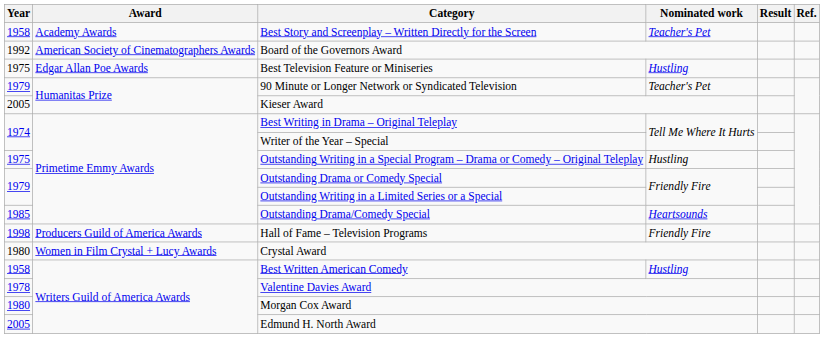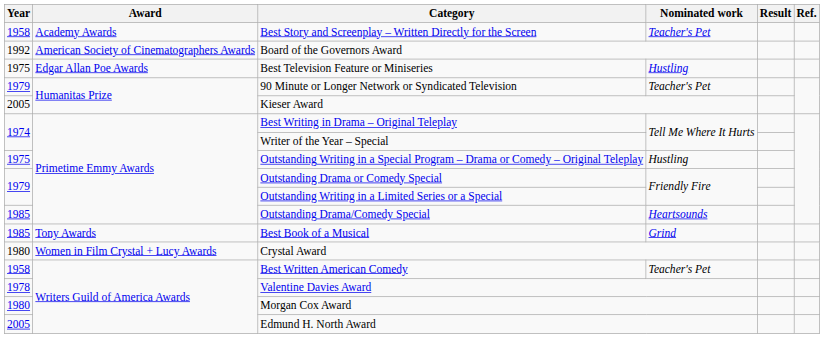- row: (344, 232)
+ row: (315, 232)
(668, 269) Hustling -> (679, 269) Teacher's Pet
